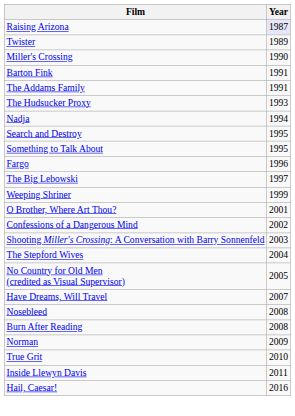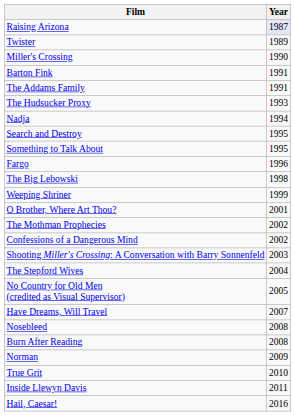(279, 179) 1997 -> (279, 179) 1998
+ row: (56, 225)
